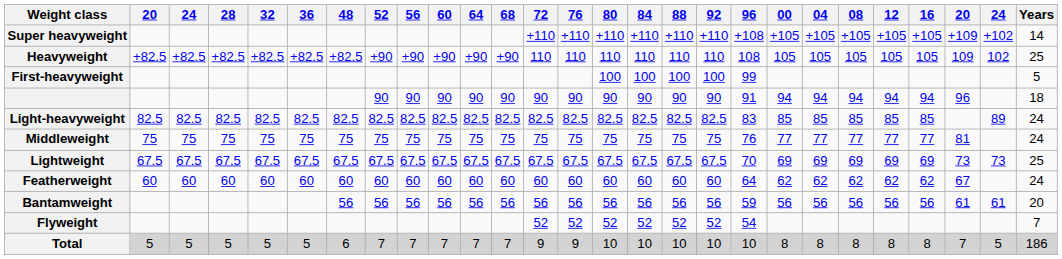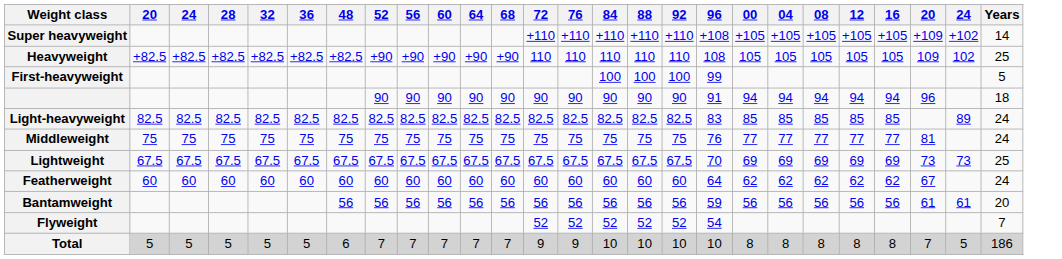- column: (610, 14)
